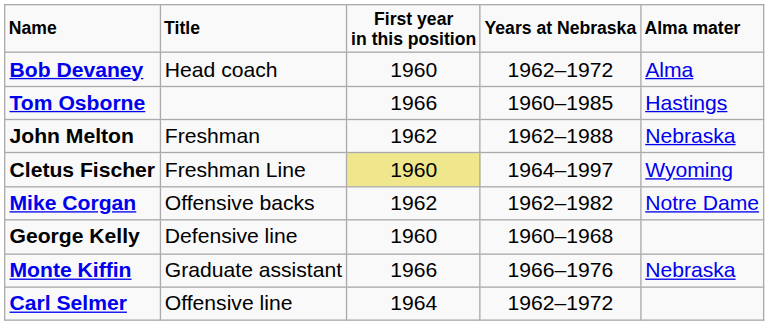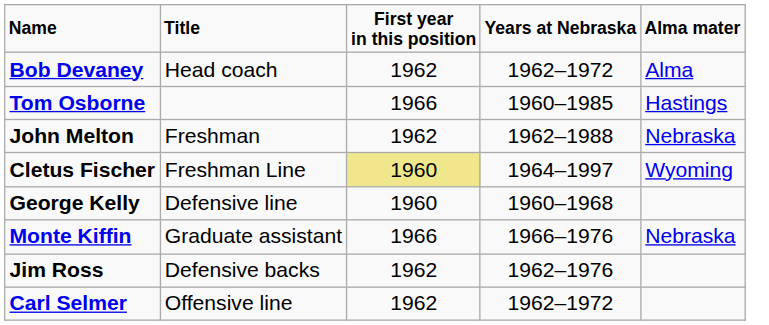(414, 69) 1960 -> (414, 69) 1962
- row: (73, 203)
+ row: (56, 270)
(414, 303) 1964 -> (414, 303) 1962
